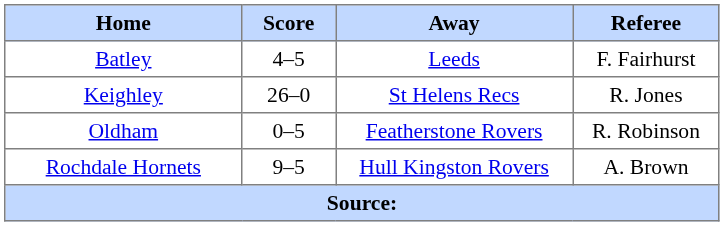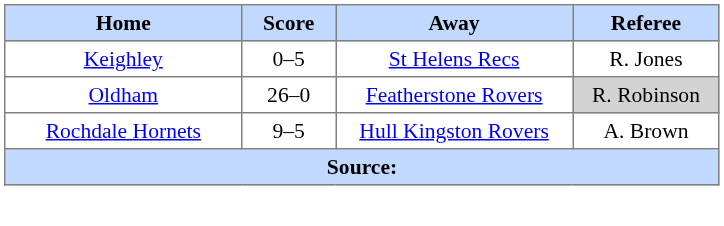- row: (123, 58)
(289, 94) 26–0 -> (289, 58) 0–5
(289, 130) 0–5 -> (289, 94) 26–0
(646, 130) no background -> (646, 94) lightgrey background
